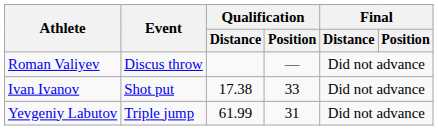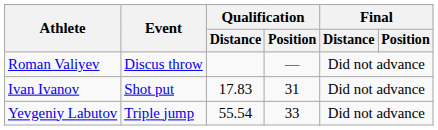(235, 89) 17.38 -> (235, 89) 17.83
(292, 89) 33 -> (292, 89) 31
(235, 113) 61.99 -> (235, 113) 55.54
(292, 113) 31 -> (292, 113) 33
